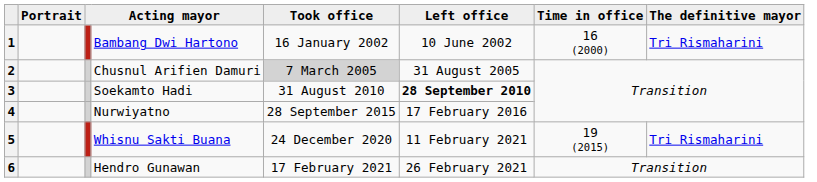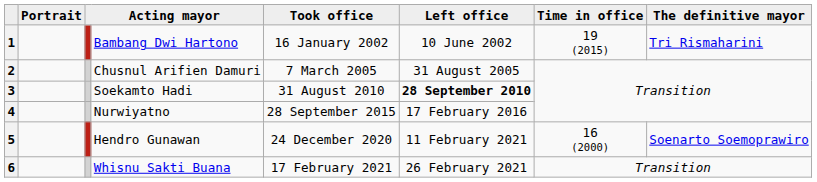(590, 43) 16 (2000) -> (590, 43) 19 (2015)
(331, 70) lightgrey background -> (331, 70) no background
(162, 139) Whisnu Sakti Buana -> (147, 139) Hendro Gunawan
(590, 139) 19 (2015) -> (590, 139) 16 (2000)
(706, 139) Tri Rismaharini -> (729, 139) Soenarto Soemoprawiro
(147, 167) Hendro Gunawan -> (162, 167) Whisnu Sakti Buana
